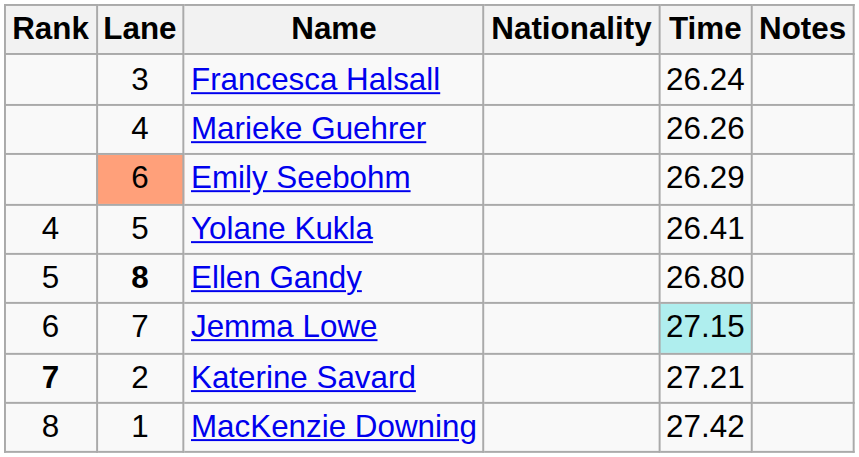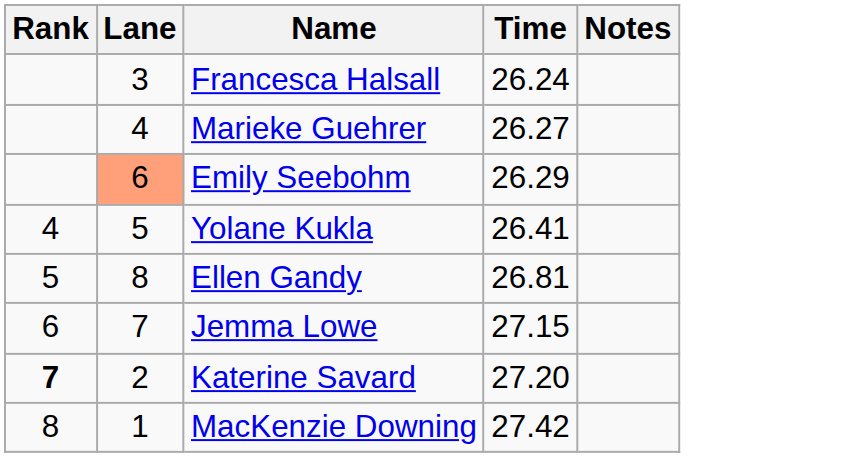- column: (571, 29)
(705, 128) 26.26 -> (531, 128) 26.27
(140, 278) bold -> (140, 278) normal
(705, 278) 26.80 -> (531, 278) 26.81
(705, 327) paleturquoise background -> (531, 327) no background
(705, 377) 27.21 -> (531, 377) 27.20
